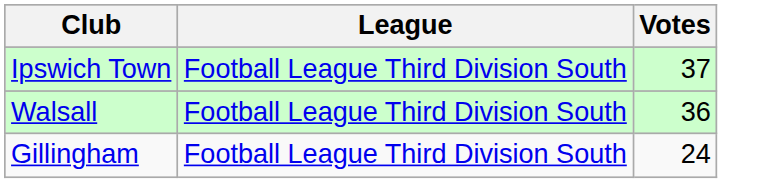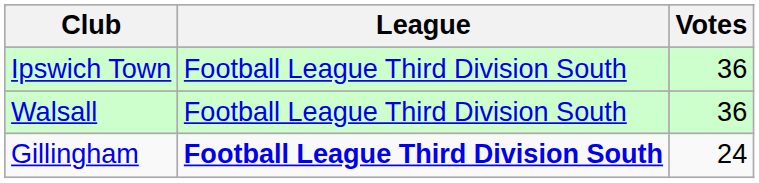(696, 68) 37 -> (732, 68) 36
(405, 154) normal -> (423, 154) bold
